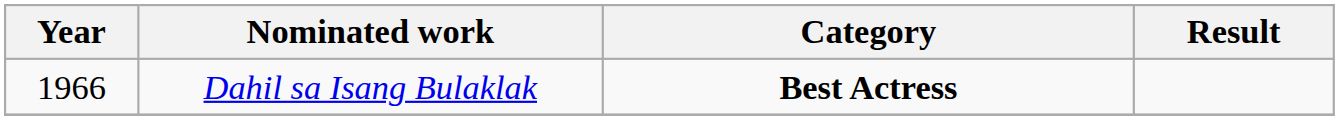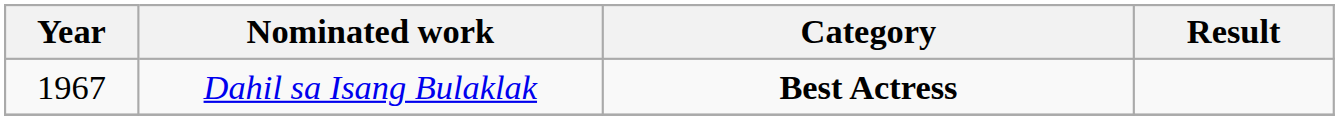(71, 86) 1966 -> (71, 86) 1967
